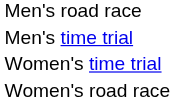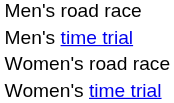rows swapped: (87, 90) <-> (83, 64)
